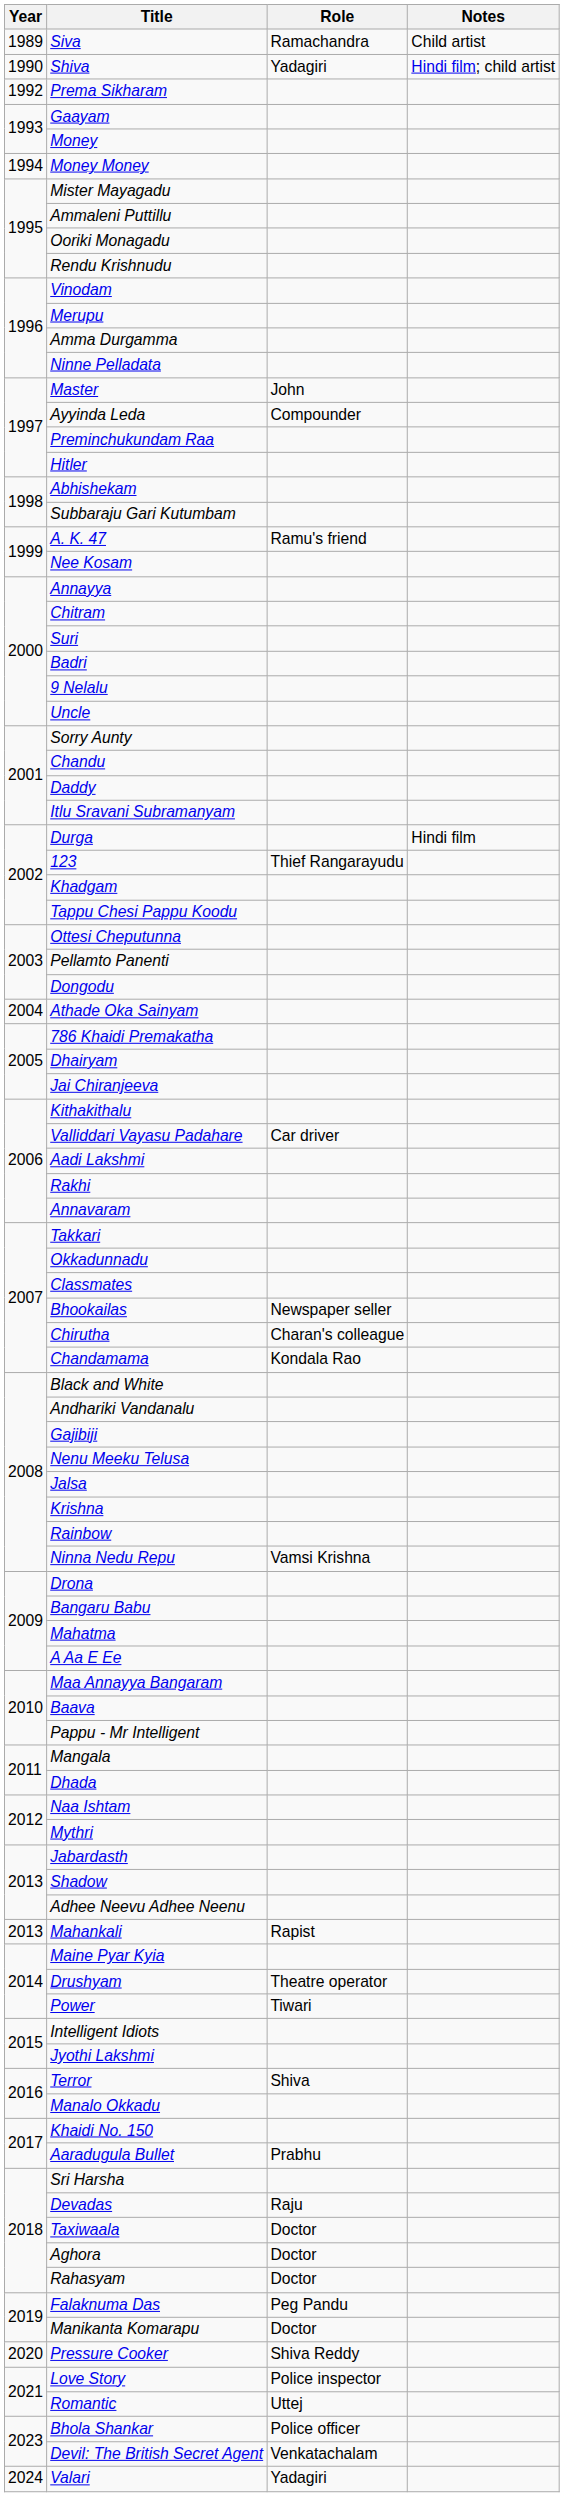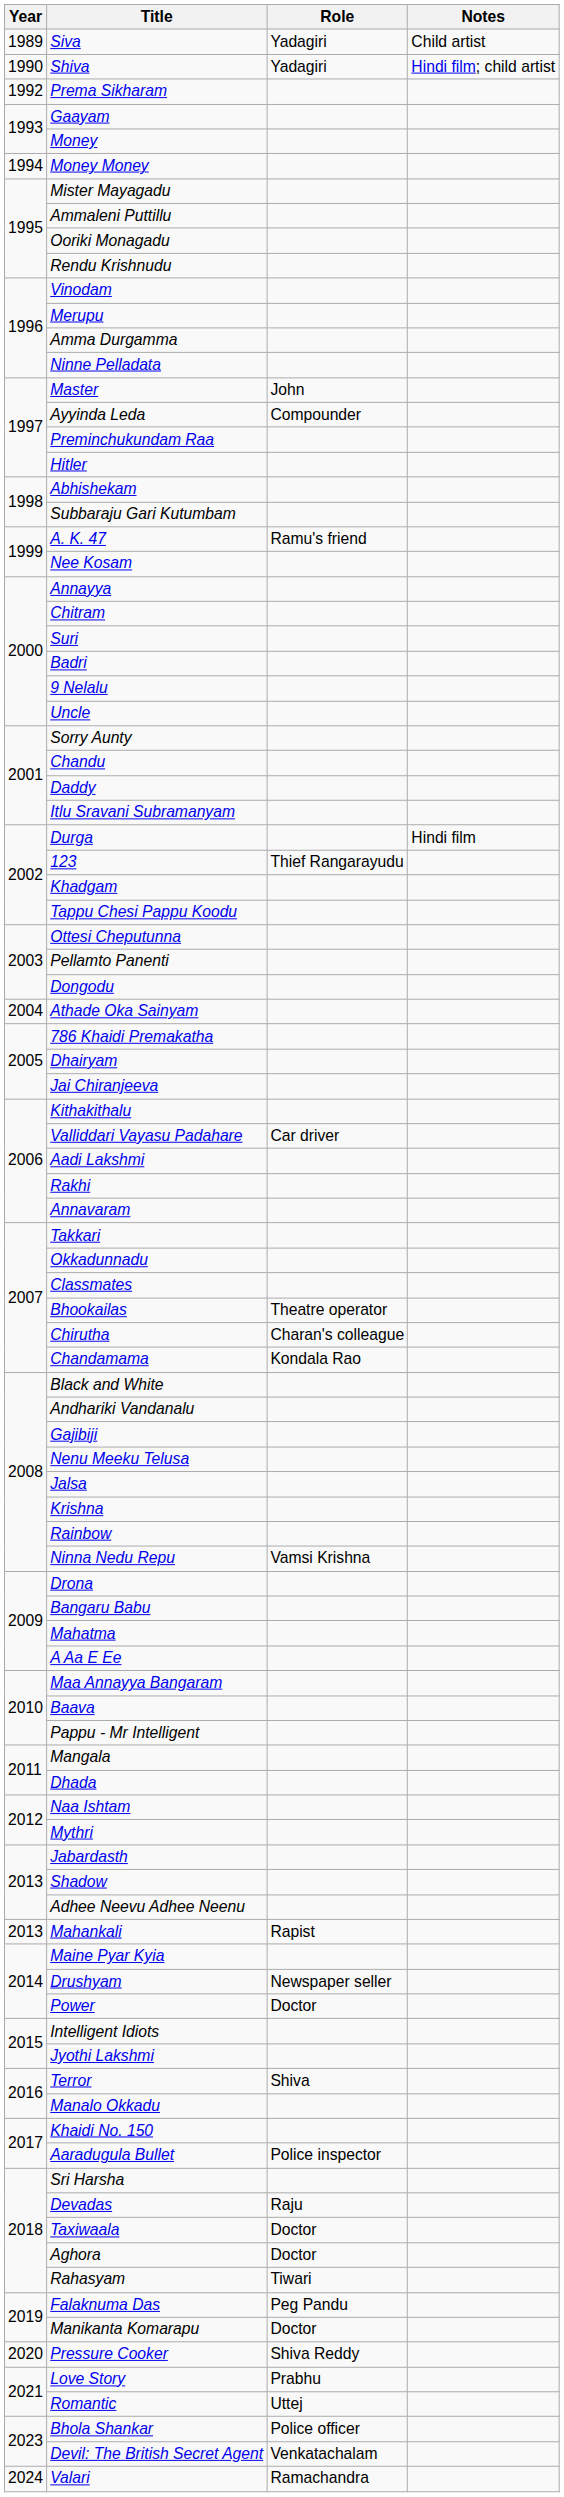(320, 41) Ramachandra -> (299, 41) Yadagiri
(331, 1310) Newspaper seller -> (329, 1310) Theatre operator
(329, 1981) Theatre operator -> (331, 1981) Newspaper seller
(291, 2006) Tiwari -> (293, 2006) Doctor
(296, 2155) Prabhu -> (326, 2155) Police inspector
(293, 2279) Doctor -> (291, 2279) Tiwari
(326, 2379) Police inspector -> (296, 2379) Prabhu
(299, 2478) Yadagiri -> (320, 2478) Ramachandra
